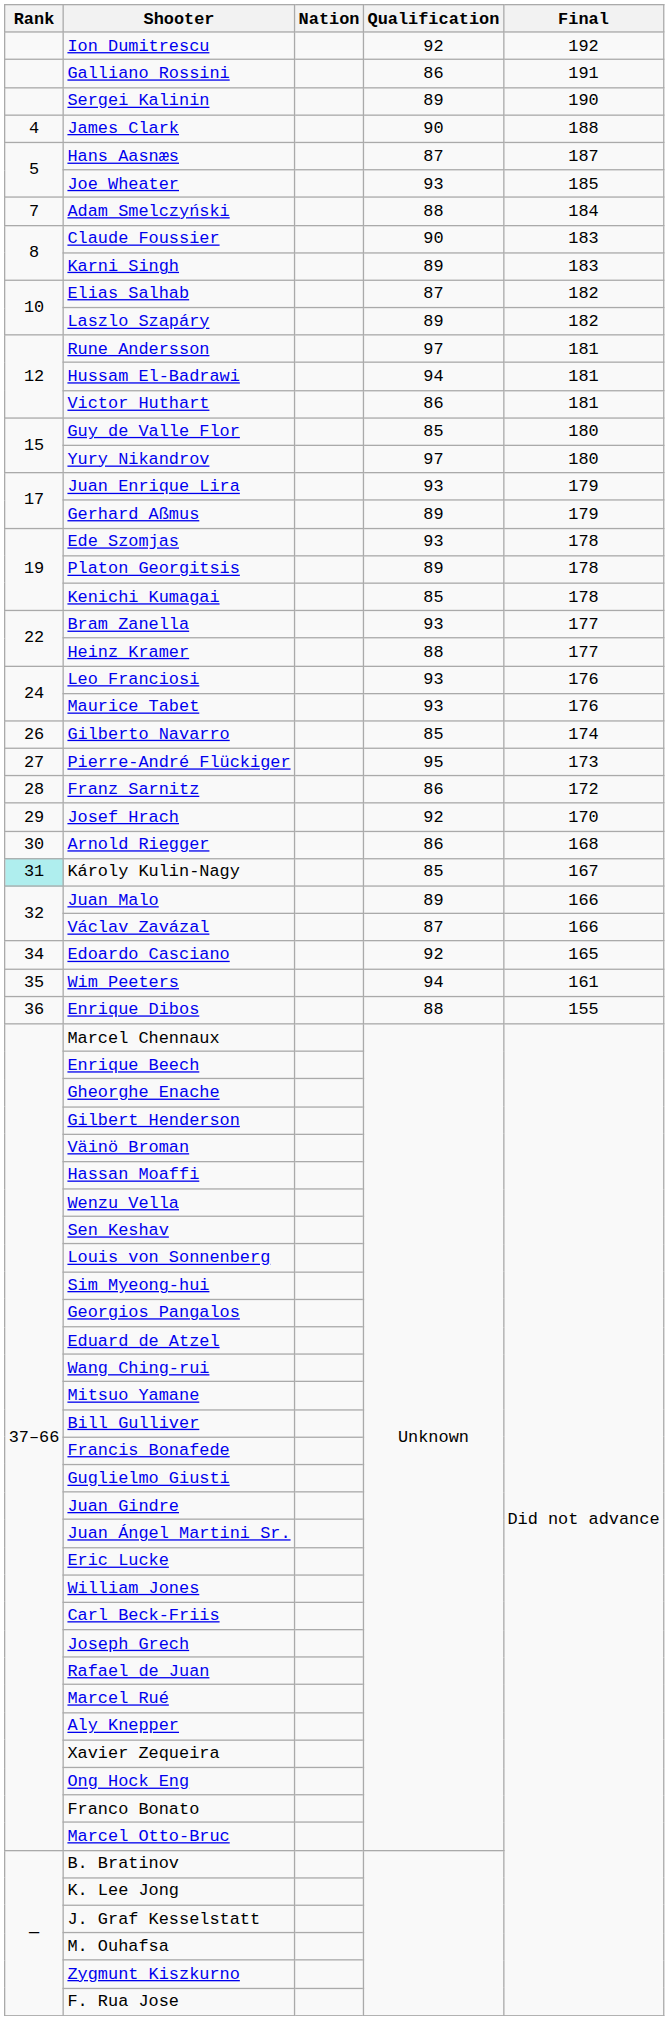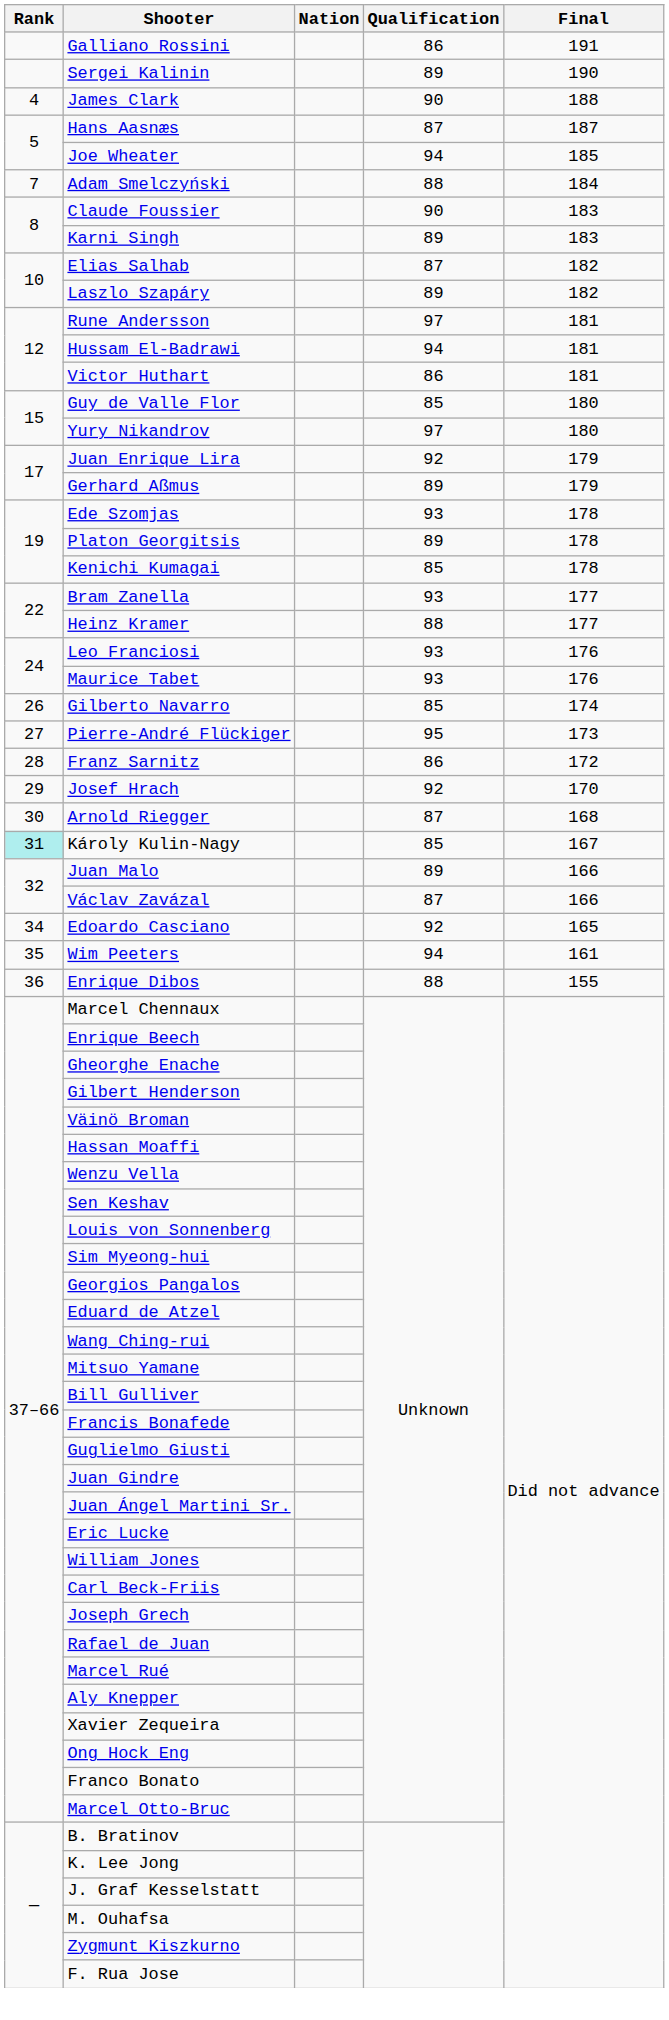- row: (138, 46)
(433, 184) 93 -> (433, 156) 94
(433, 487) 93 -> (433, 459) 92
(433, 845) 86 -> (433, 817) 87
